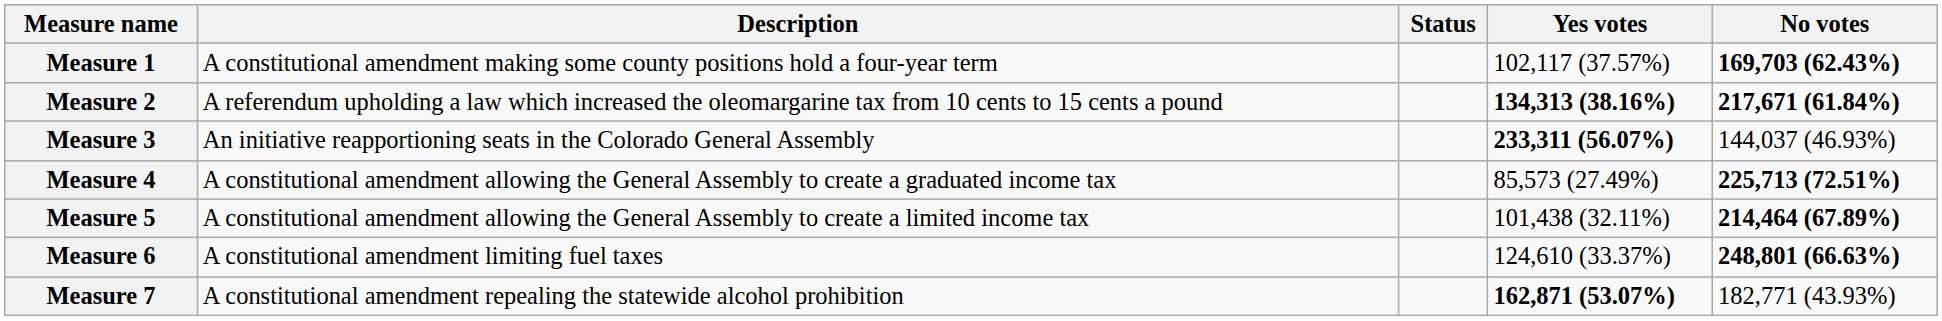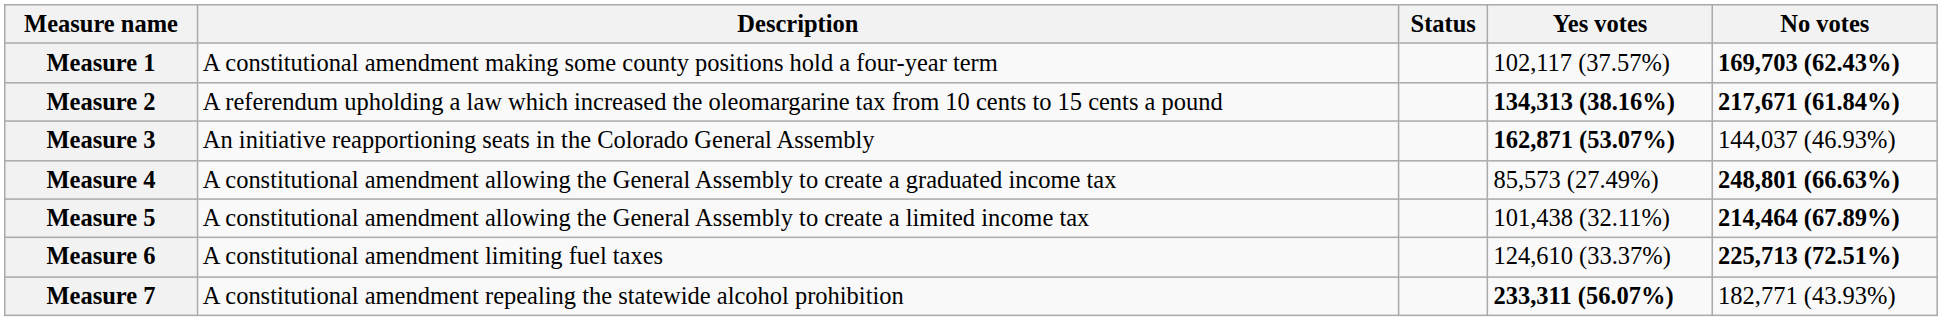(1584, 140) 233,311 (56.07%) -> (1584, 140) 162,871 (53.07%)
(1809, 179) 225,713 (72.51%) -> (1809, 179) 248,801 (66.63%)
(1809, 256) 248,801 (66.63%) -> (1809, 256) 225,713 (72.51%)
(1584, 295) 162,871 (53.07%) -> (1584, 295) 233,311 (56.07%)
